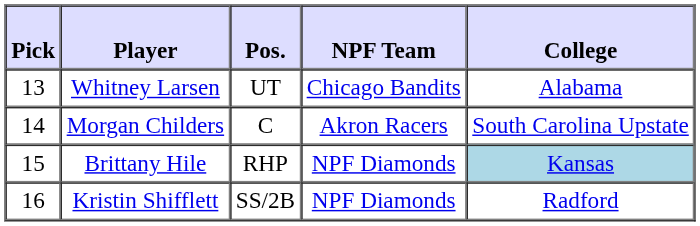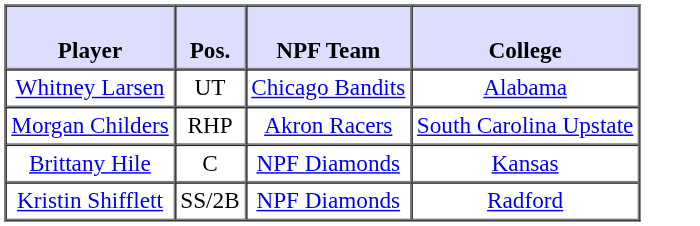- column: (33, 50)
(265, 125) C -> (210, 125) RHP
(265, 163) RHP -> (210, 163) C
(581, 163) lightblue background -> (525, 163) no background
